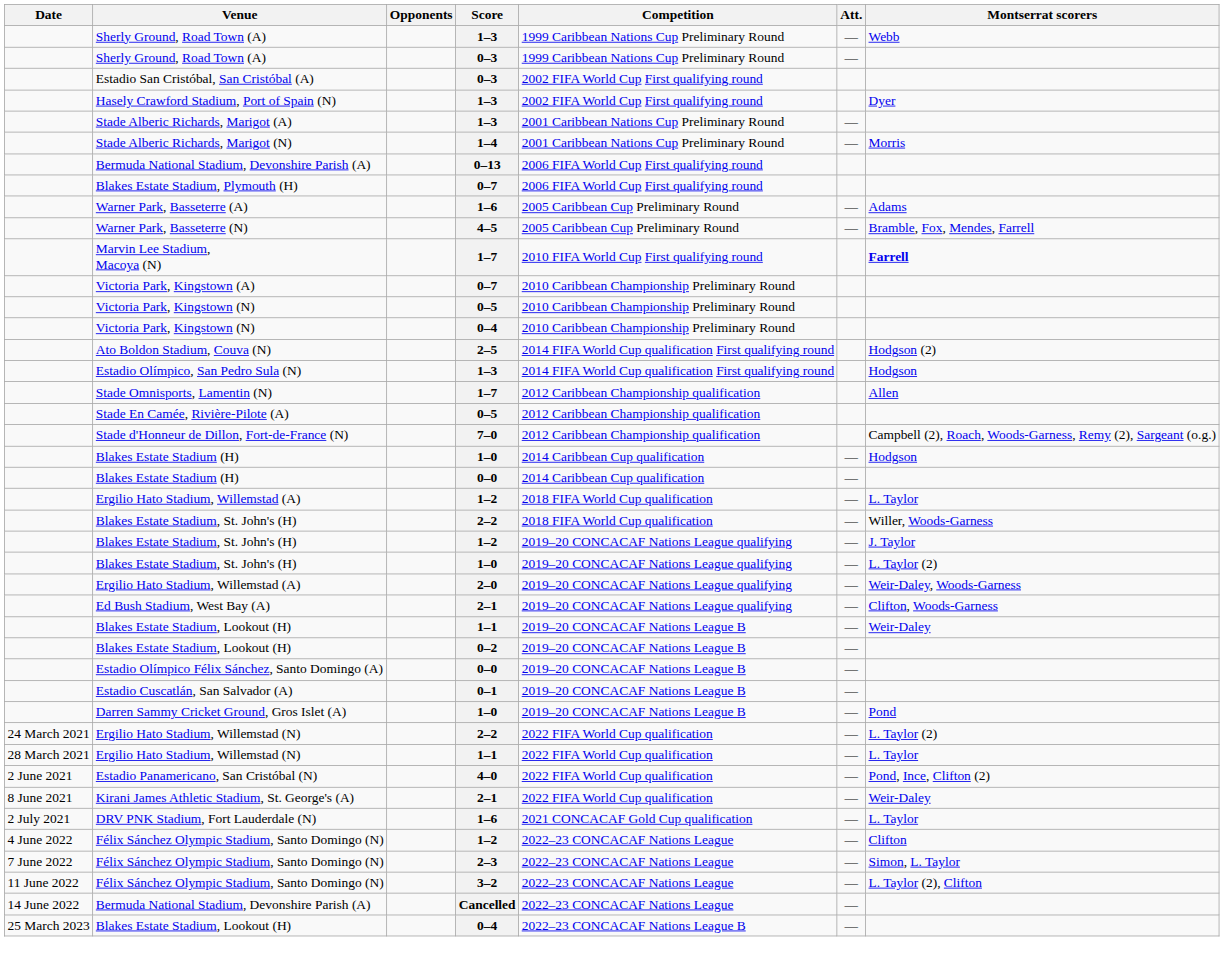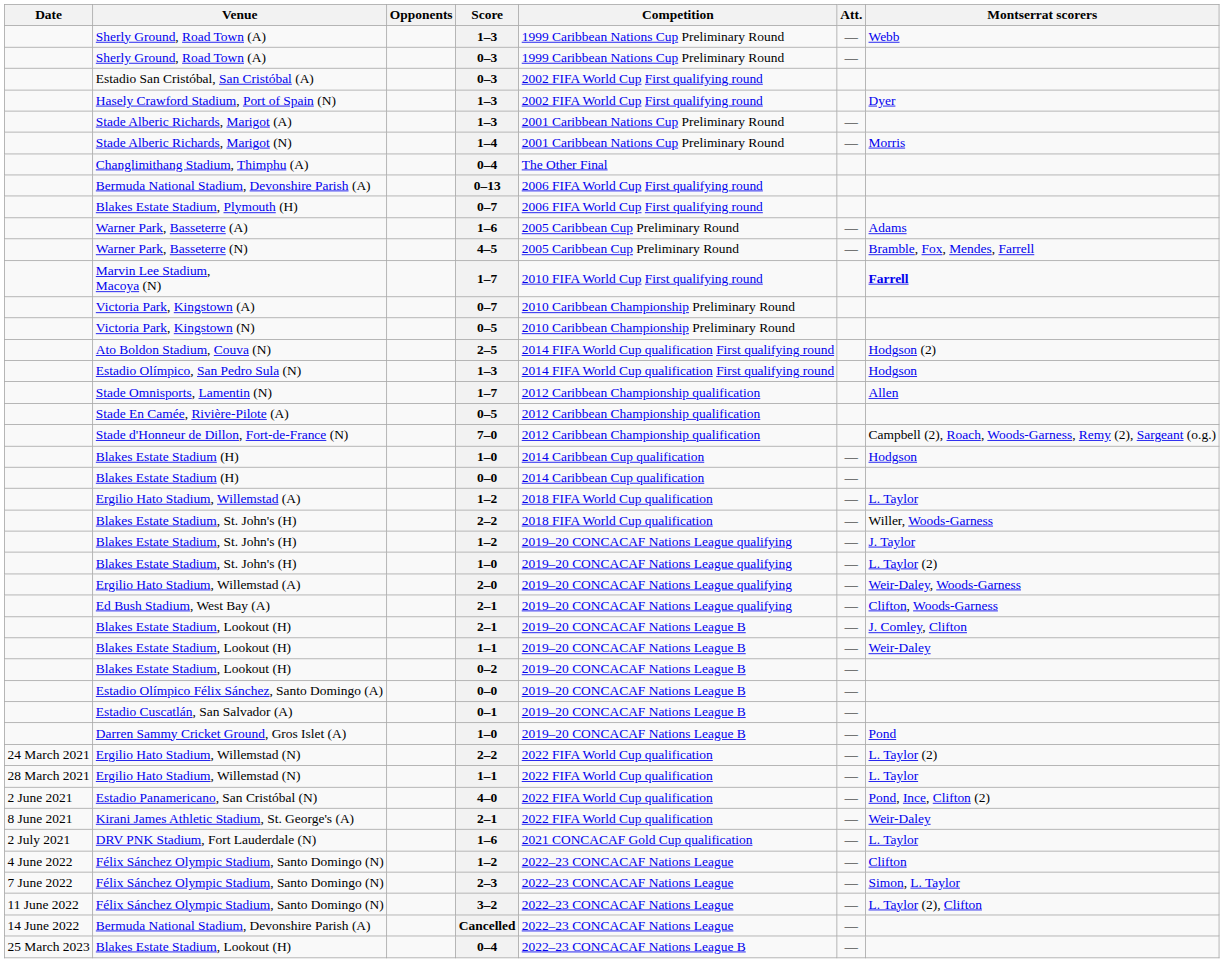+ row: (202, 164)
- row: (175, 328)
+ row: (193, 627)
